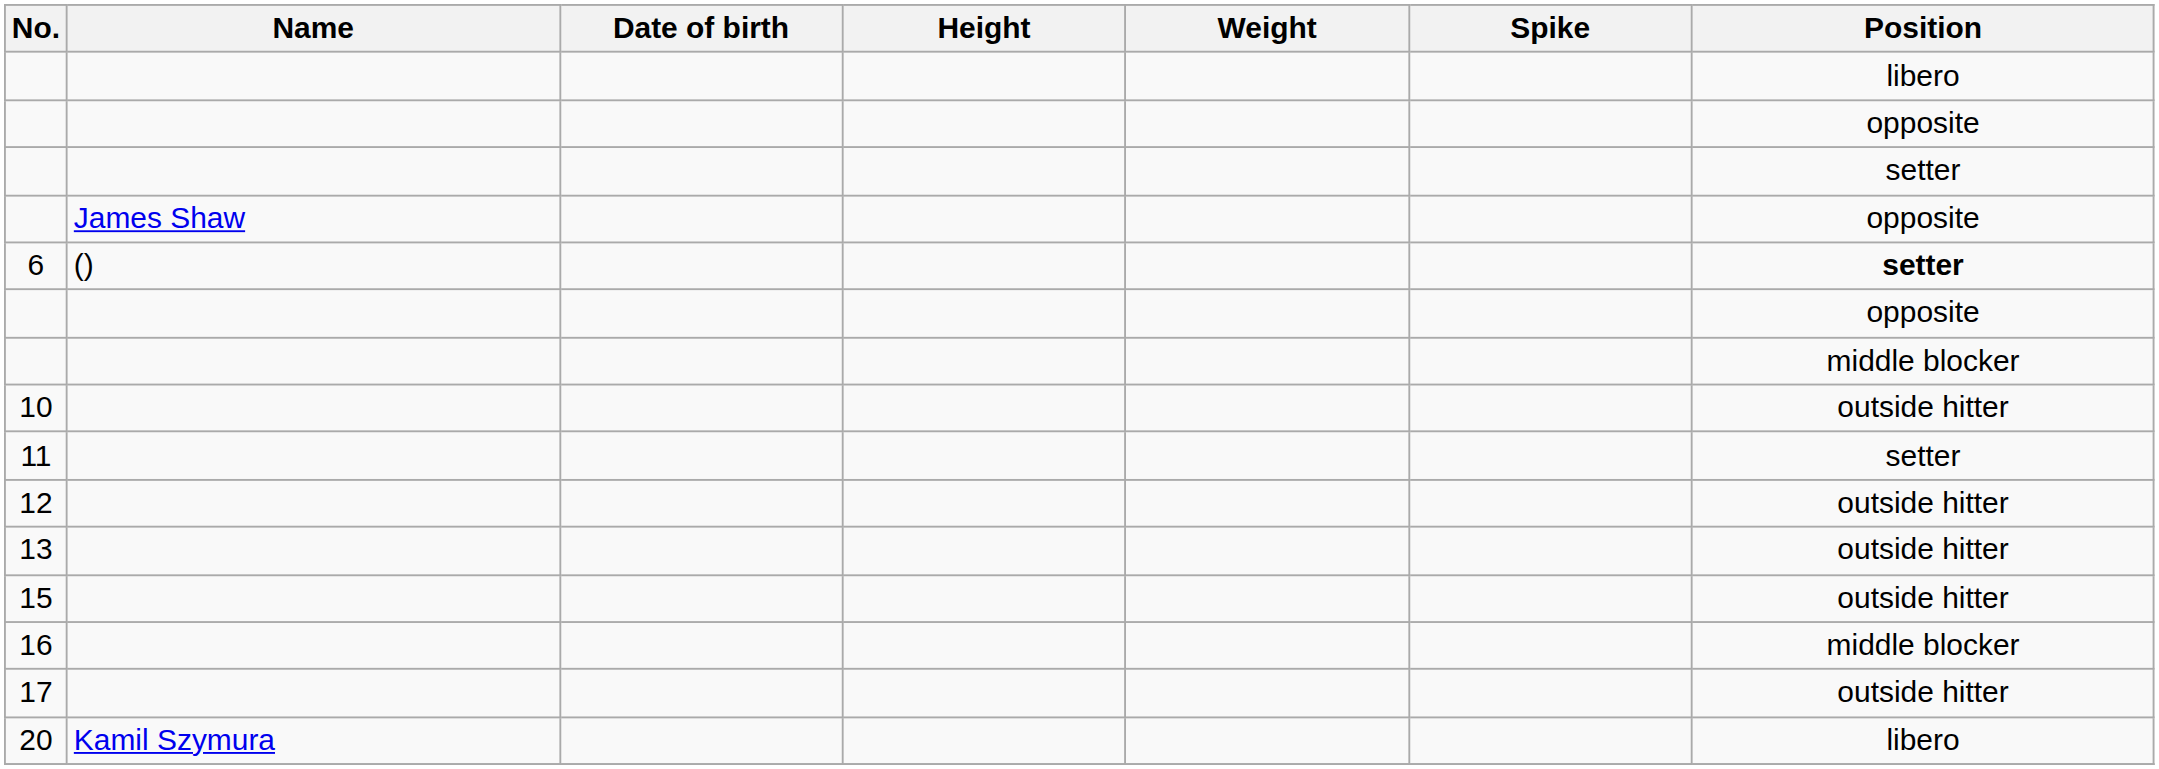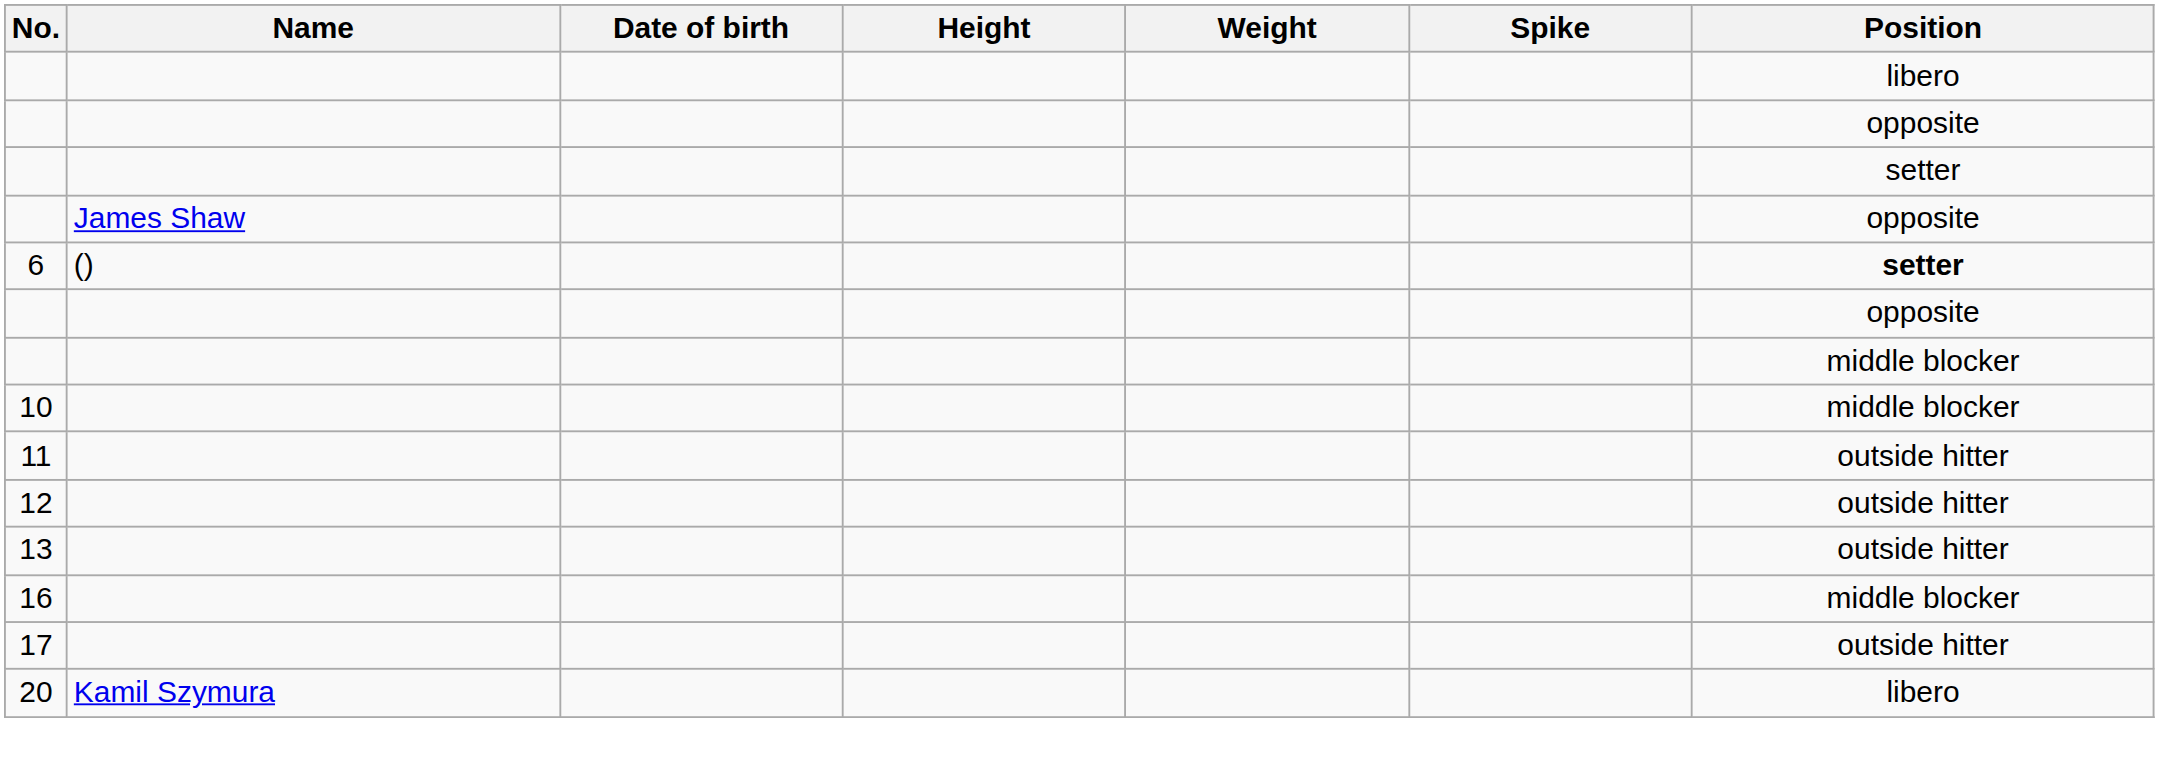(1923, 407) outside hitter -> (1923, 407) middle blocker
(1923, 455) setter -> (1923, 455) outside hitter
- row: (36, 597)
